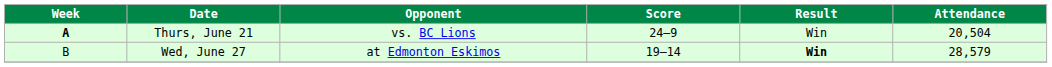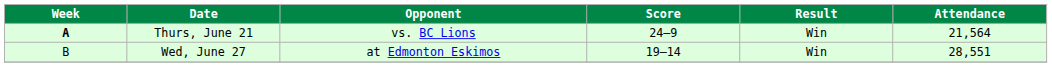(970, 33) 20,504 -> (970, 33) 21,564
(816, 52) bold -> (816, 52) normal
(970, 52) 28,579 -> (970, 52) 28,551
